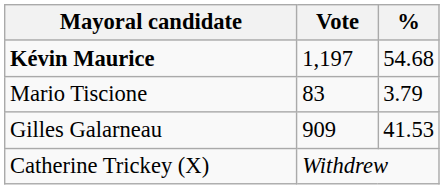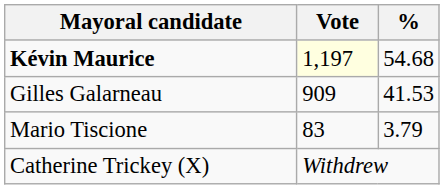(328, 58) no background -> (328, 58) lightyellow background
rows swapped: (86, 129) <-> (79, 93)
